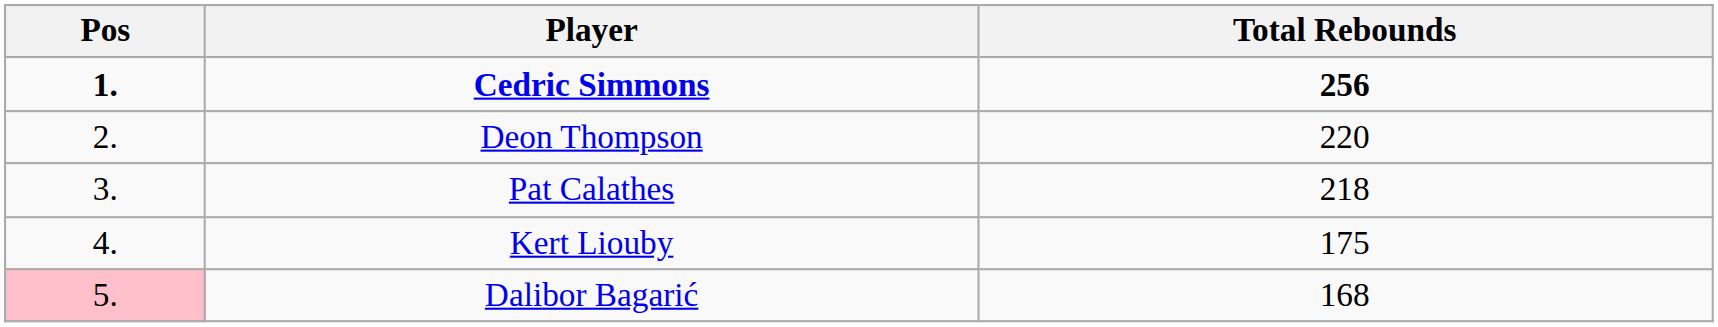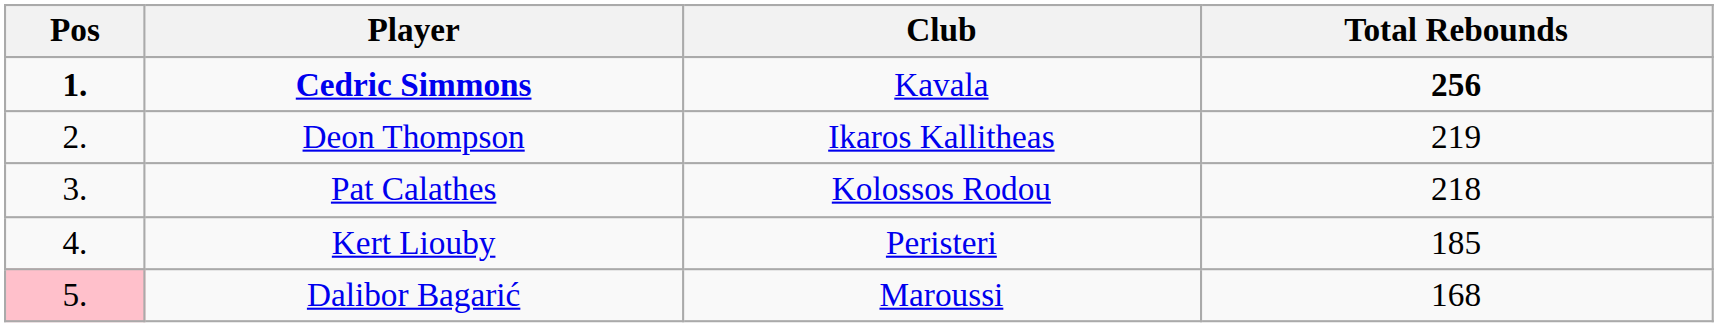+ column: (941, 30)
(1345, 136) 220 -> (1456, 136) 219
(1345, 242) 175 -> (1456, 242) 185
